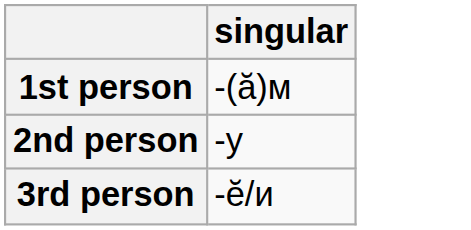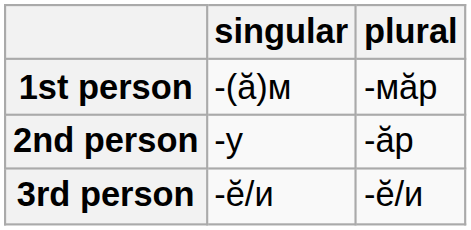+ column: (411, 31)
